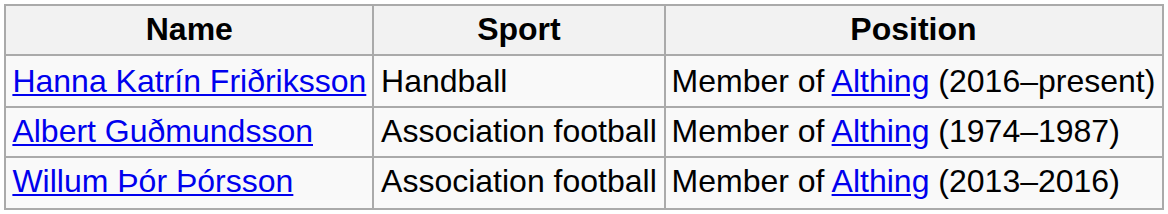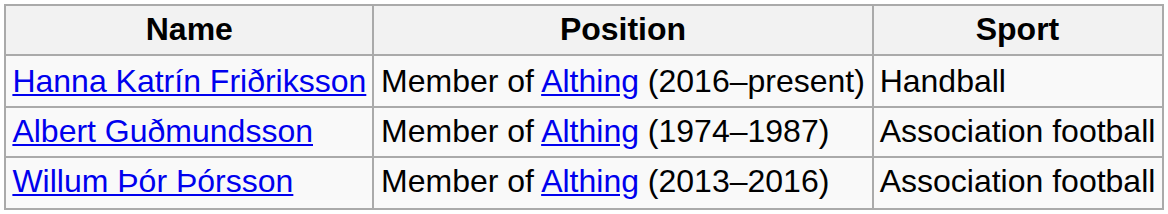columns swapped: (519, 29) <-> (913, 29)
